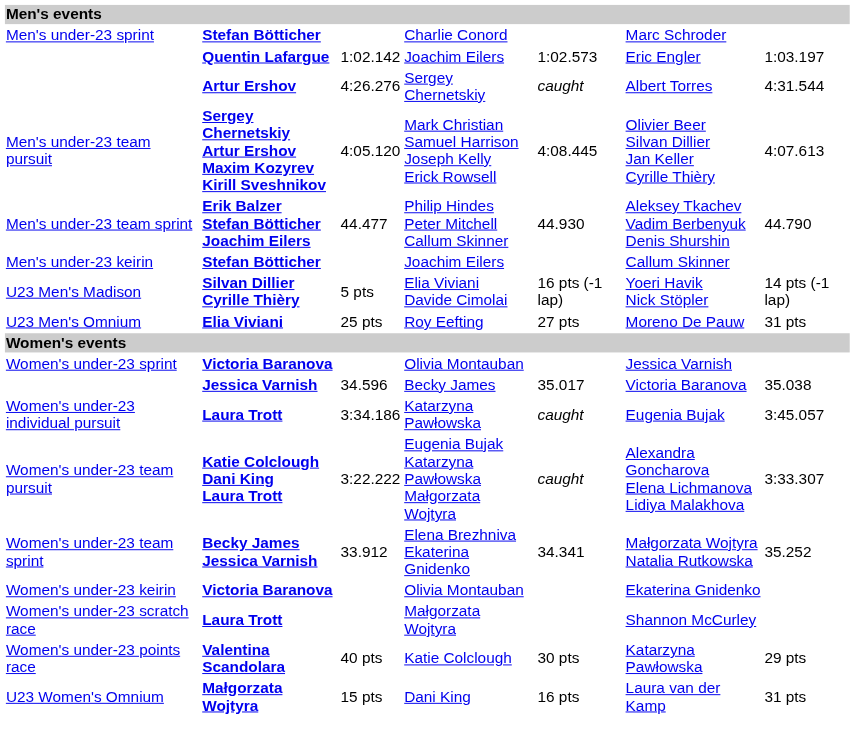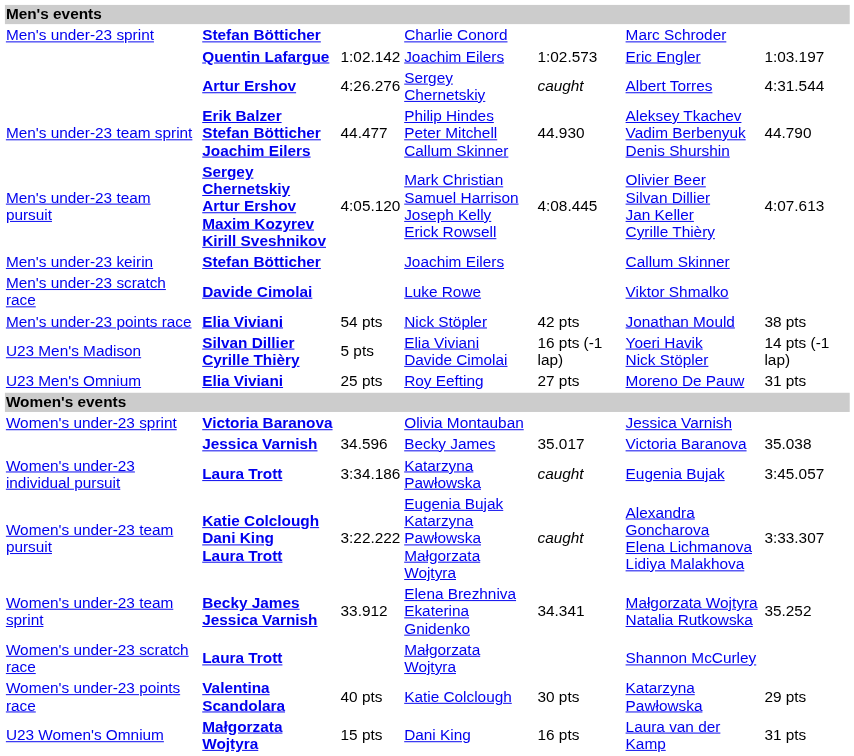rows swapped: (78, 150) <-> (99, 223)
+ row: (86, 291)
+ row: (99, 321)
- row: (91, 590)
